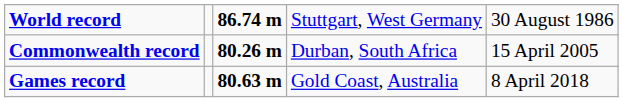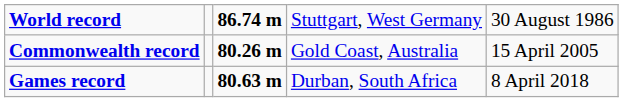(374, 50) Durban, South Africa -> (375, 50) Gold Coast, Australia
(375, 81) Gold Coast, Australia -> (374, 81) Durban, South Africa
